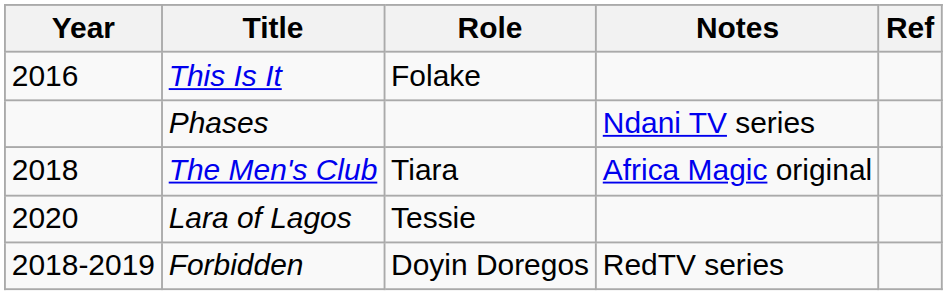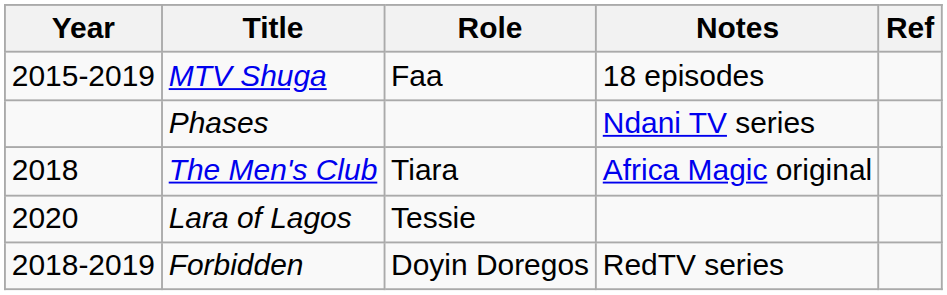+ row: (248, 75)
- row: (225, 75)
